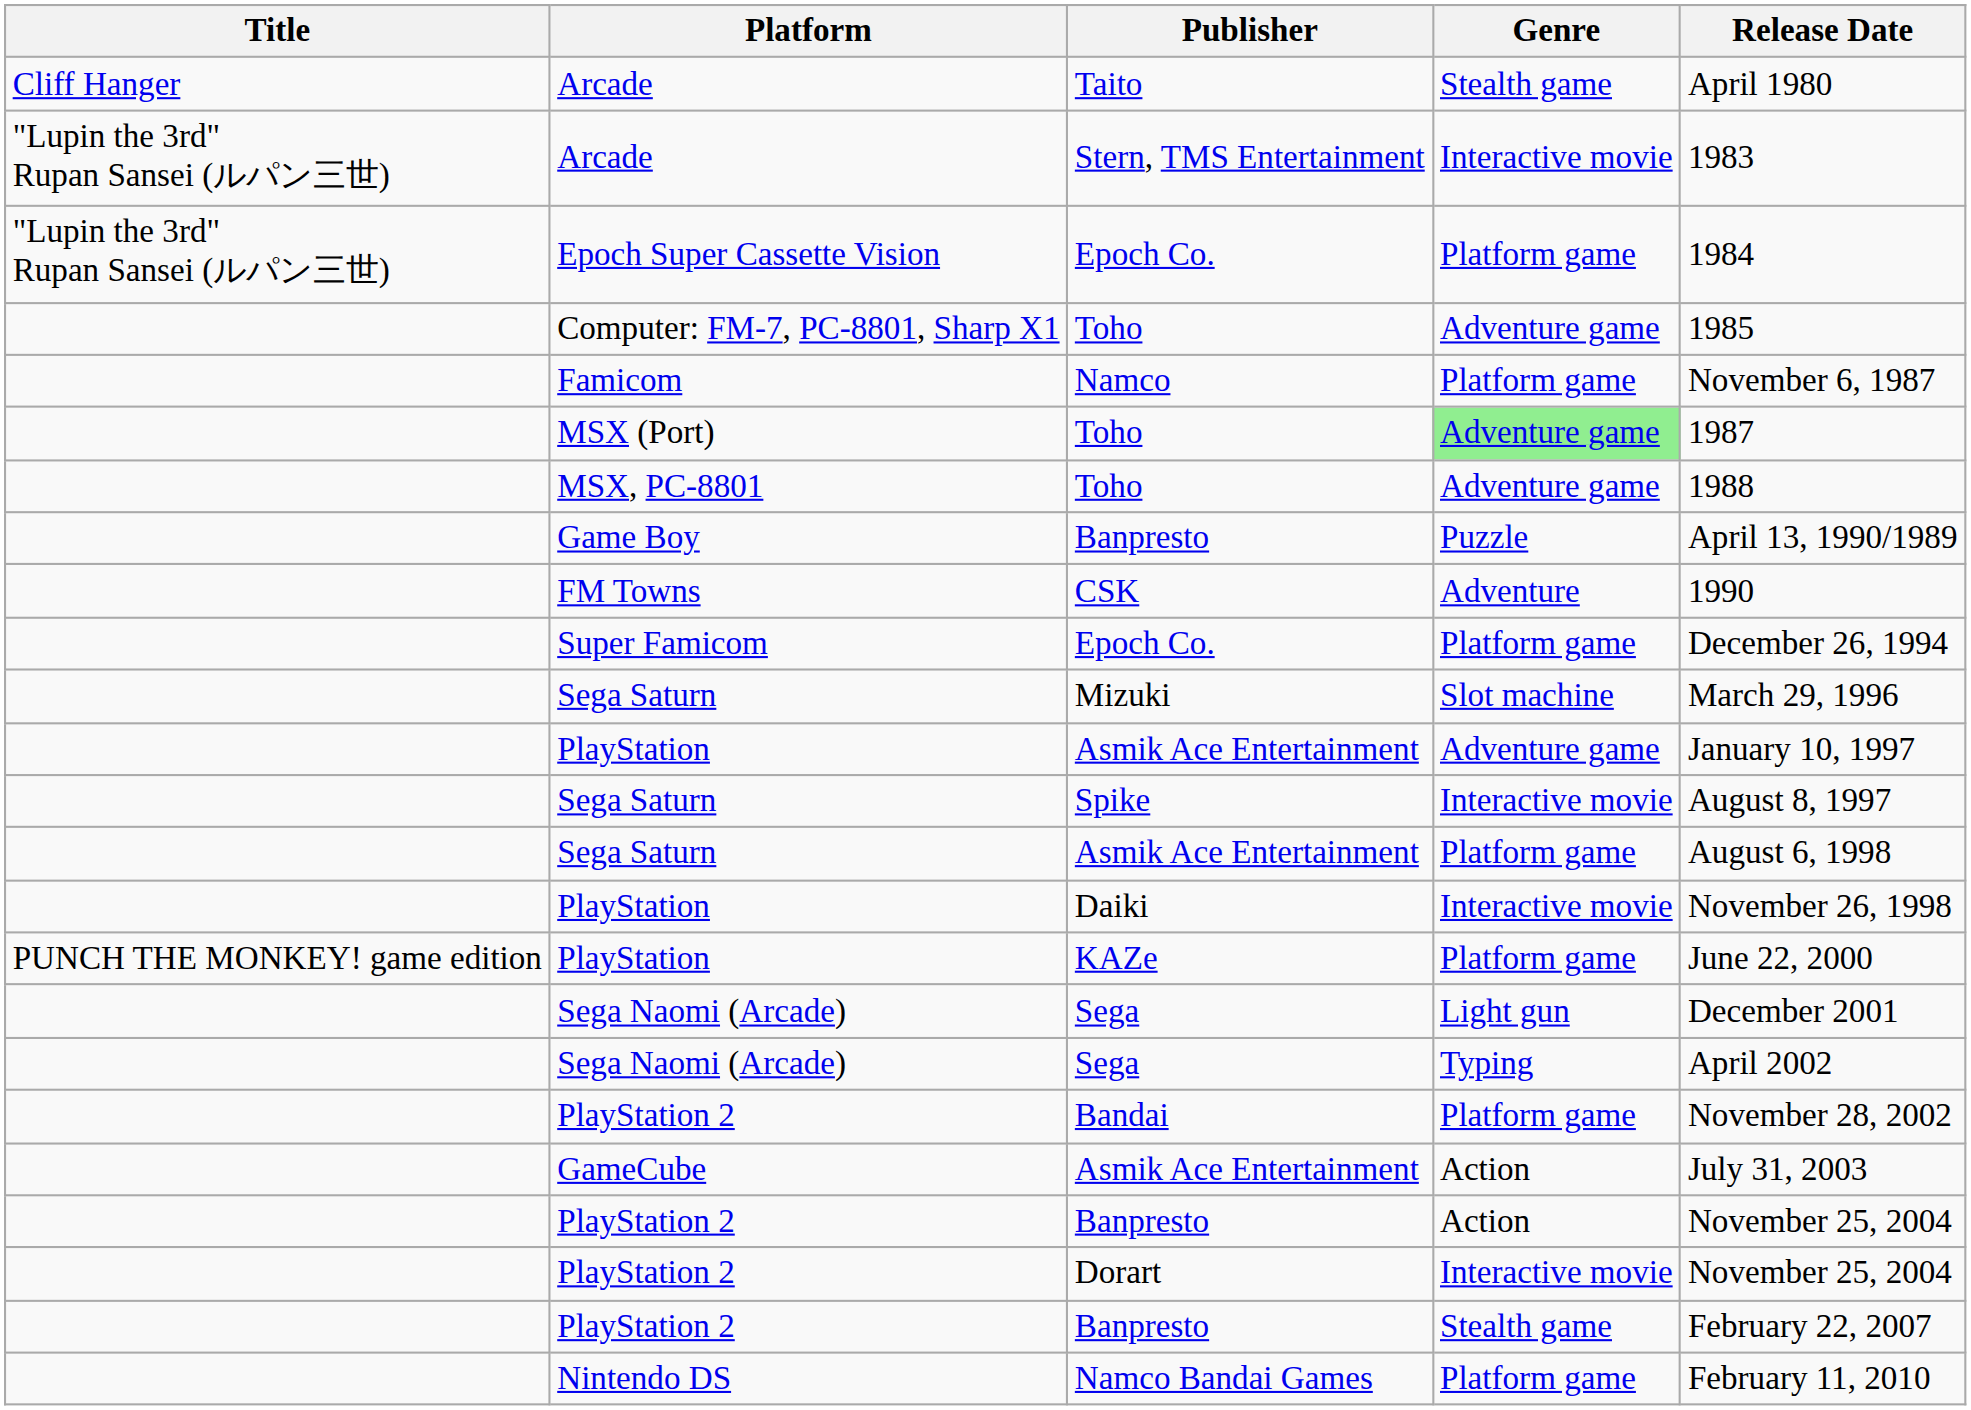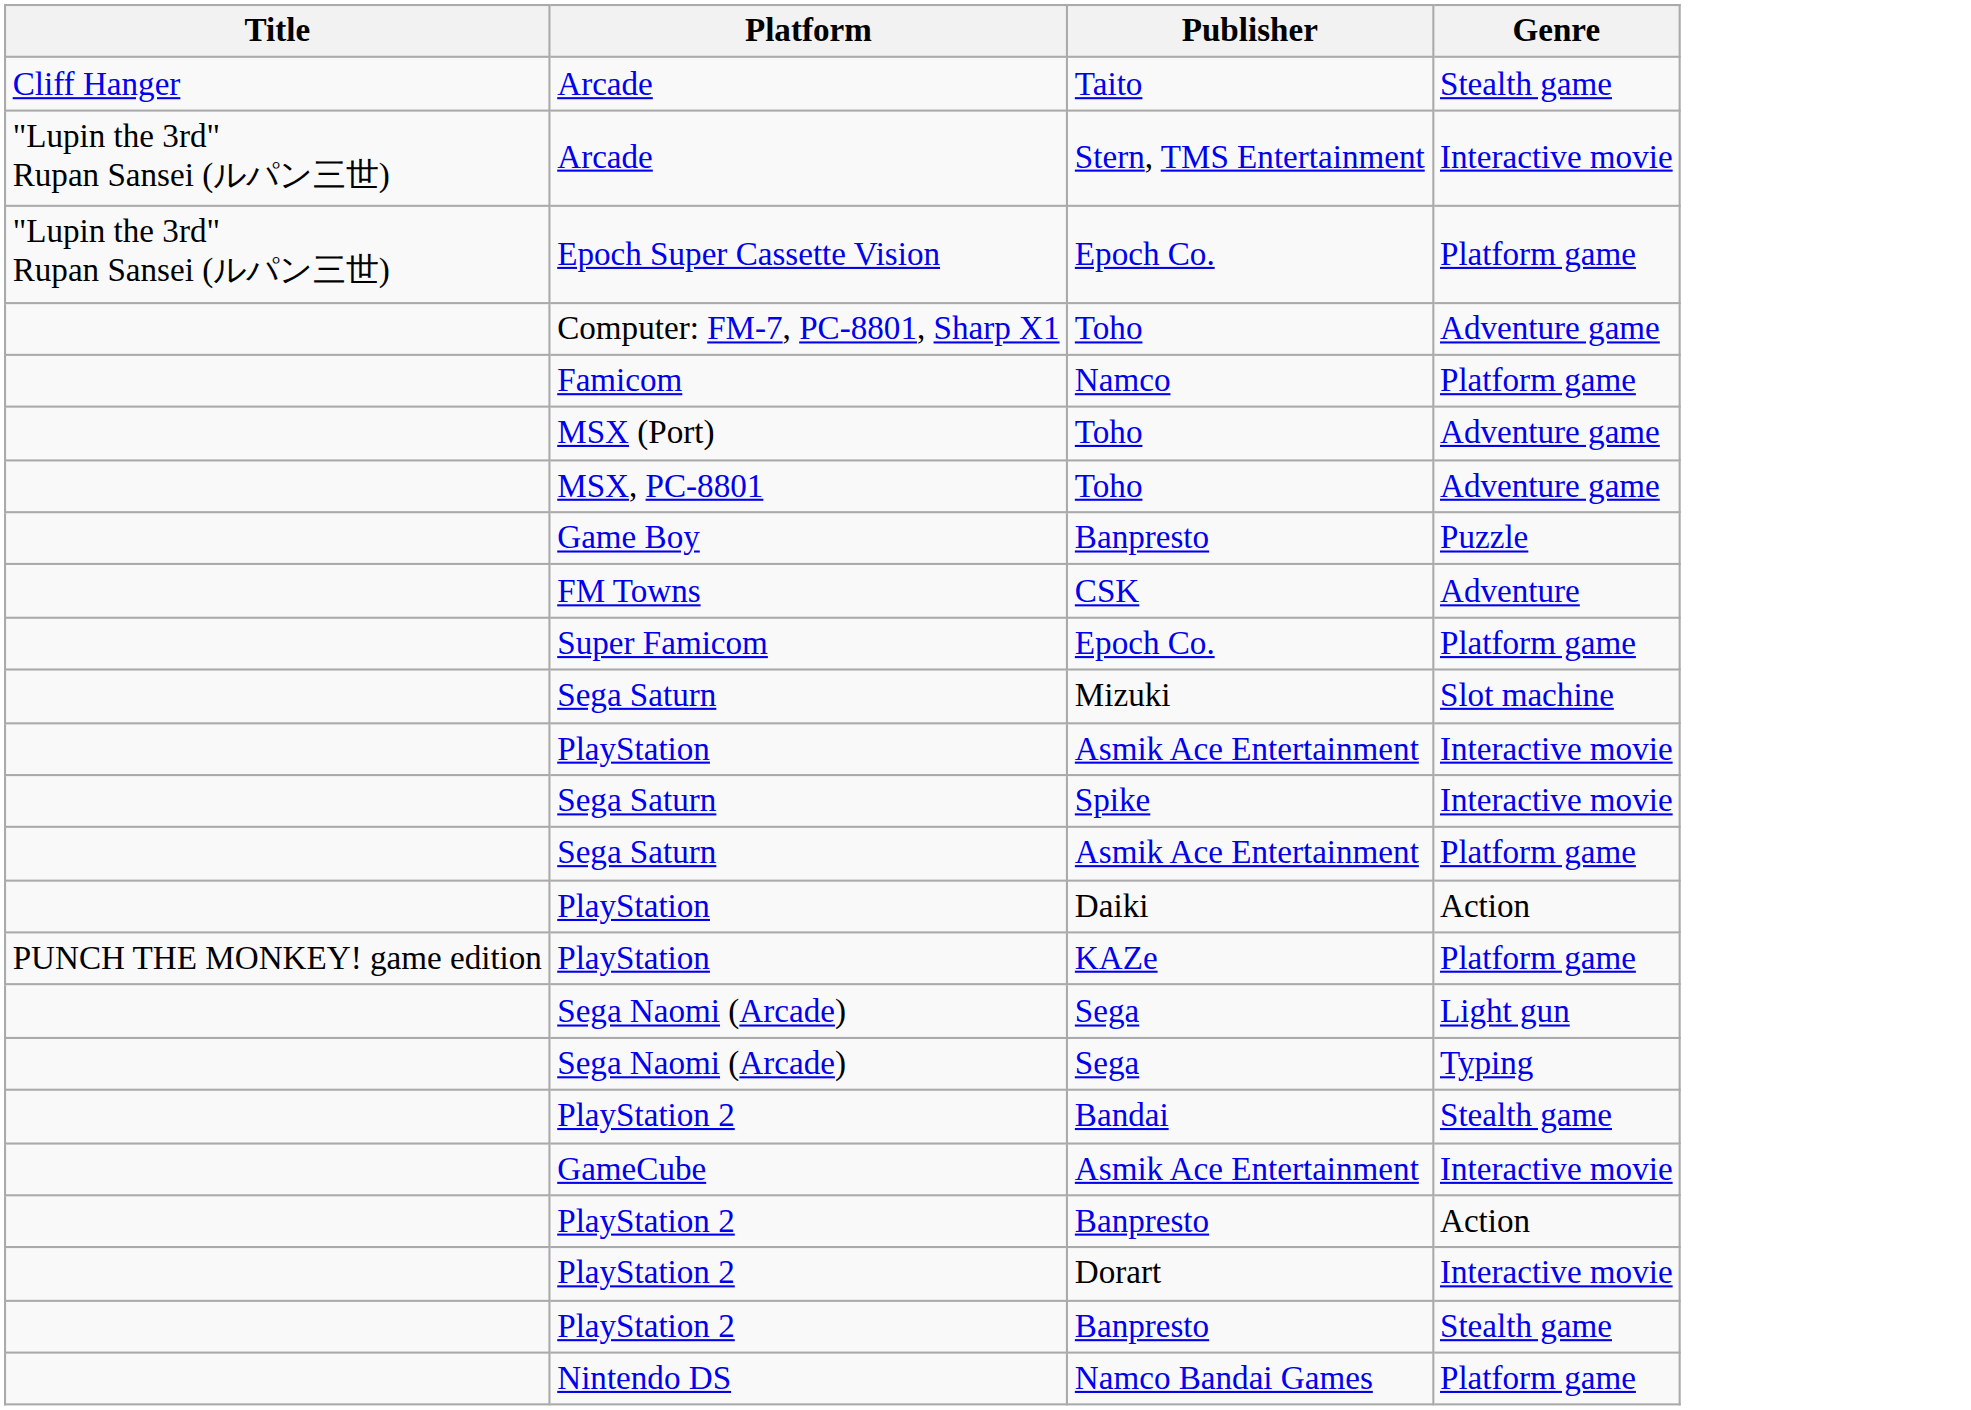- column: (1823, 30)
(1550, 432) lightgreen background -> (1550, 432) no background
(1550, 748) Adventure game -> (1556, 748) Interactive movie
(1556, 905) Interactive movie -> (1485, 905) Action
(1538, 1115) Platform game -> (1526, 1115) Stealth game
(1485, 1168) Action -> (1556, 1168) Interactive movie
